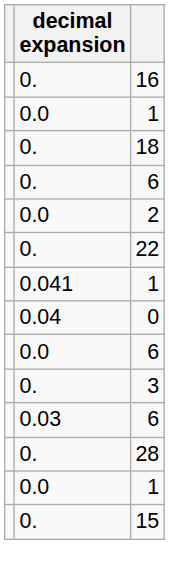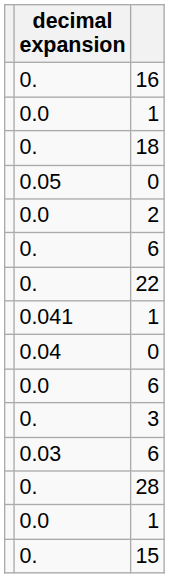+ row: (40, 181)
rows swapped: (28, 181) <-> (34, 215)
